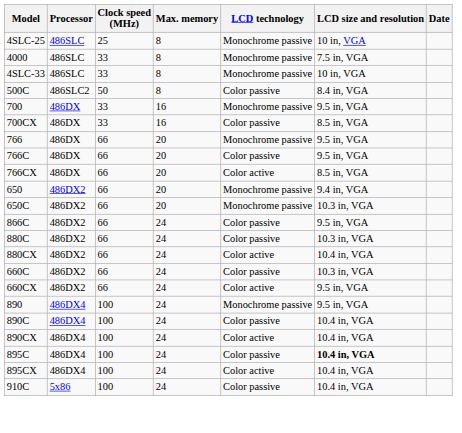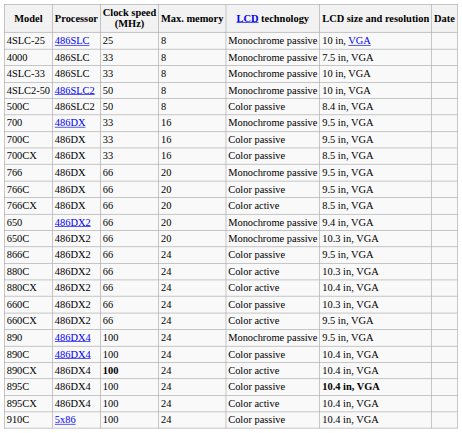+ row: (28, 90)
+ row: (18, 139)
(251, 238) Color passive -> (254, 271) Color active
(105, 337) normal -> (111, 370) bold
